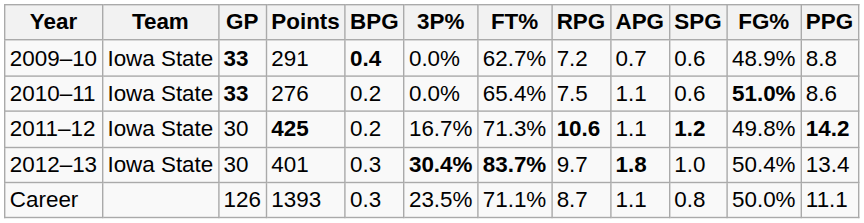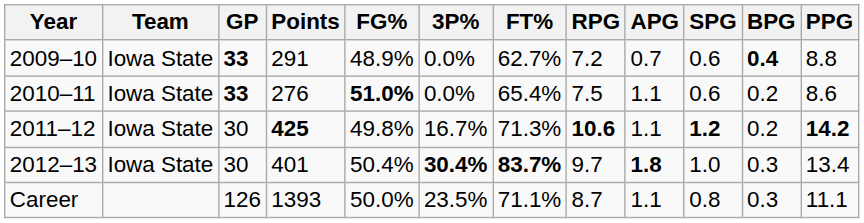columns swapped: (764, 22) <-> (374, 22)
